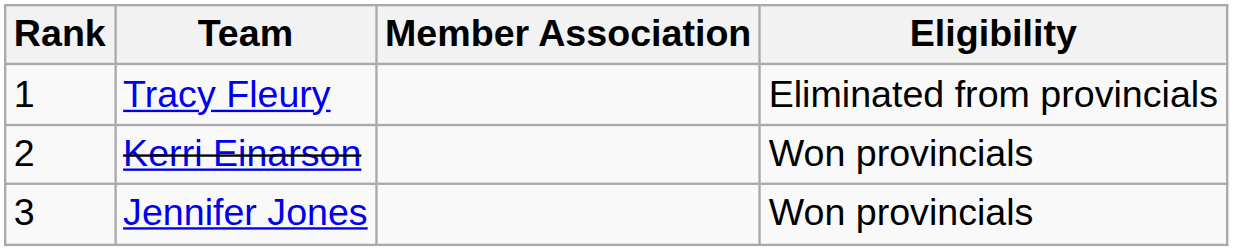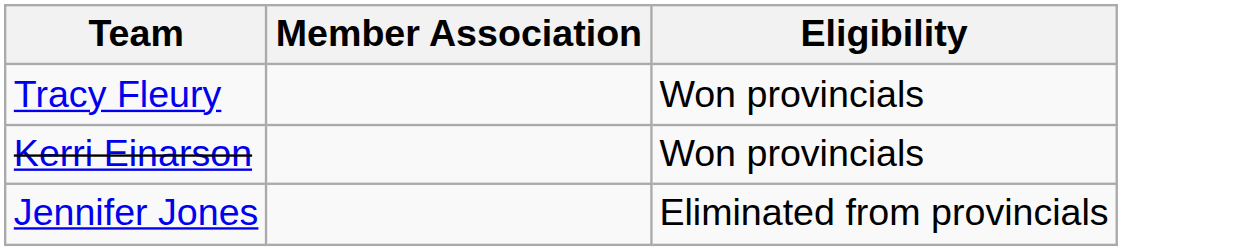- column: (60, 34)
(993, 93) Eliminated from provincials -> (792, 93) Won provincials
(901, 213) Won provincials -> (884, 213) Eliminated from provincials
